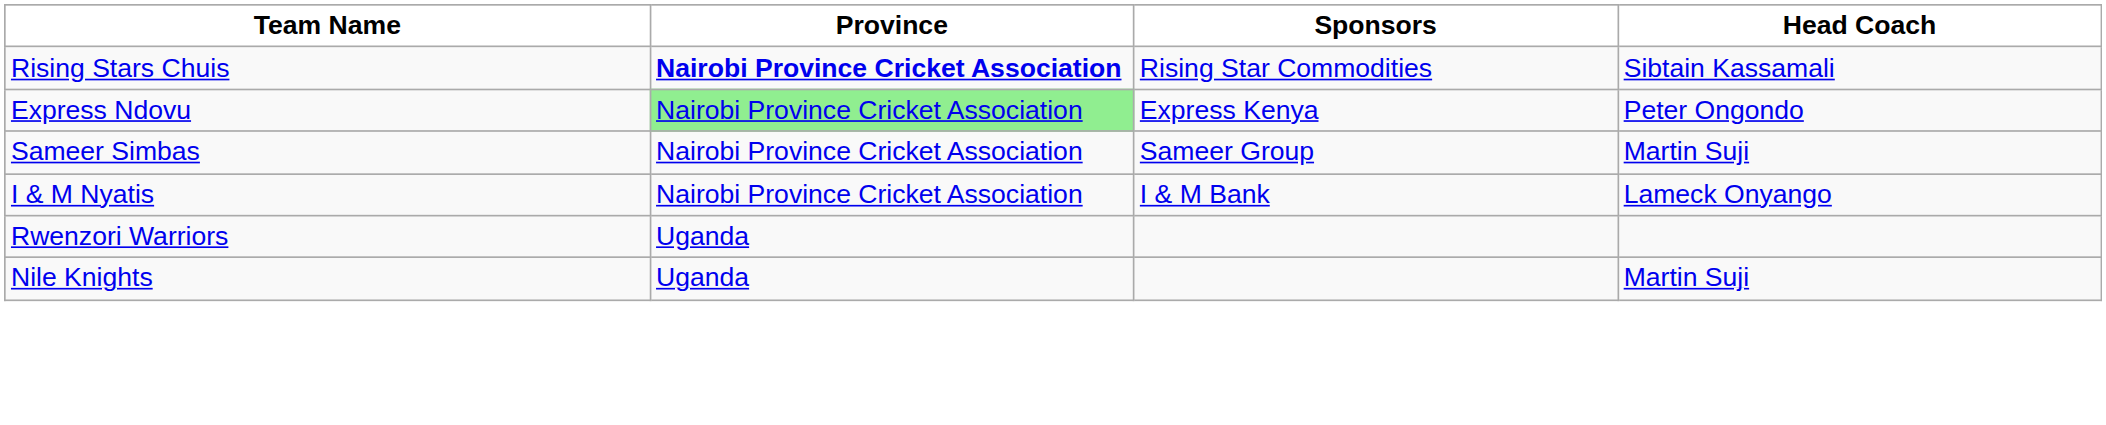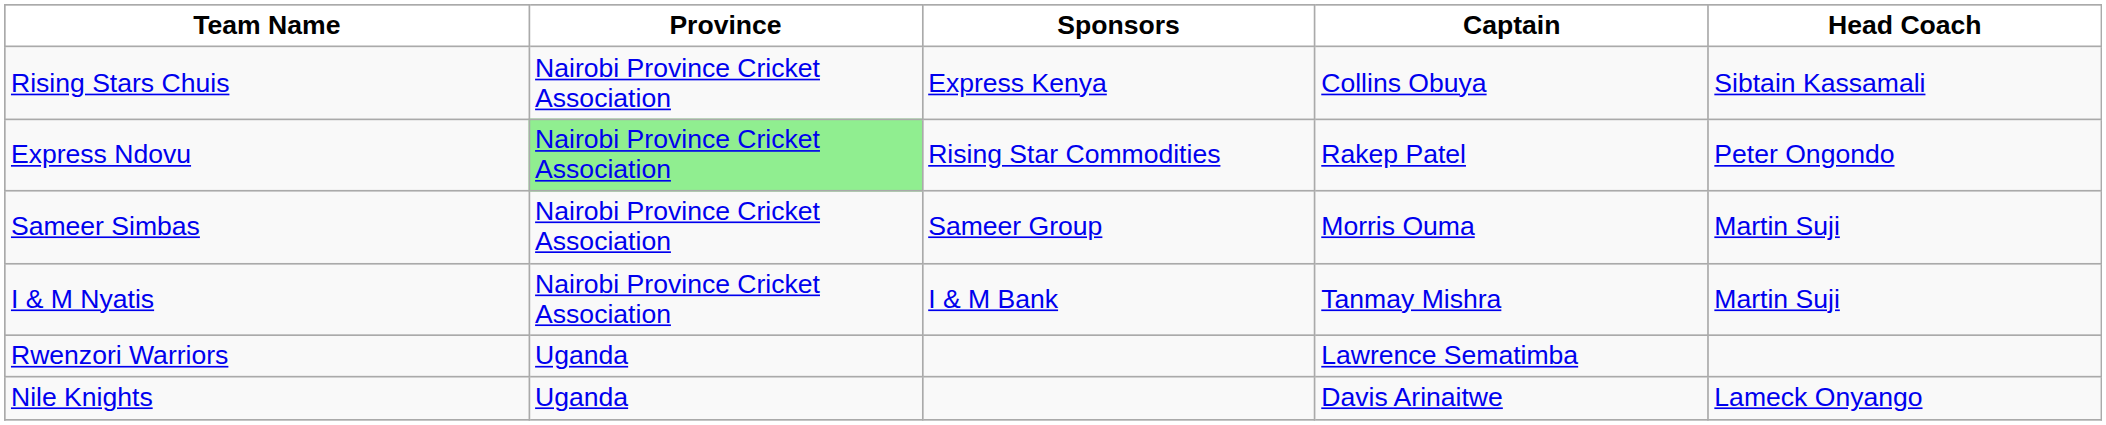+ column: (1512, 25)
(889, 67) bold -> (678, 82) normal
(1286, 67) Rising Star Commodities -> (1017, 82) Express Kenya
(1229, 109) Express Kenya -> (1074, 154) Rising Star Commodities
(1728, 194) Lameck Onyango -> (1777, 298) Martin Suji
(1686, 278) Martin Suji -> (1818, 397) Lameck Onyango
